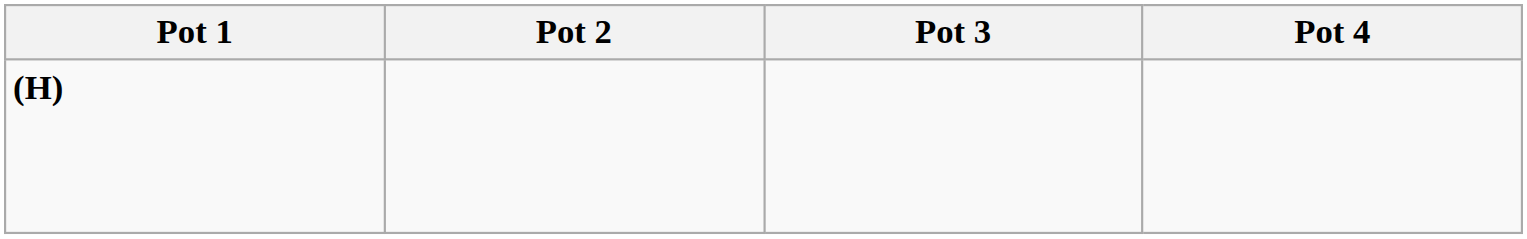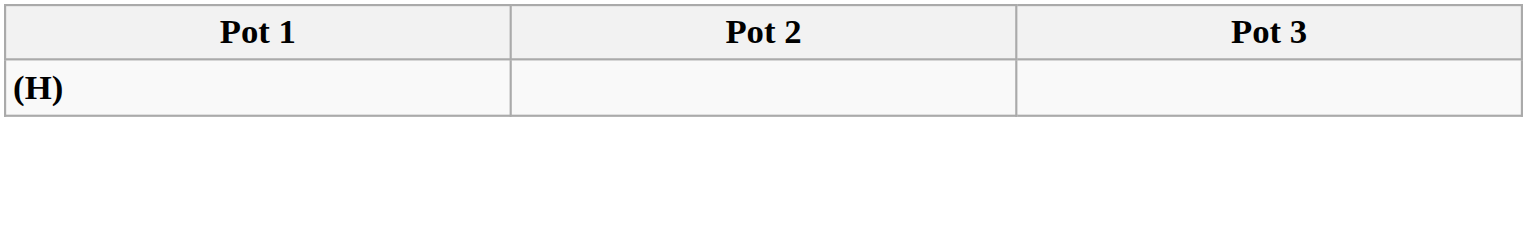- column: (1332, 32)
